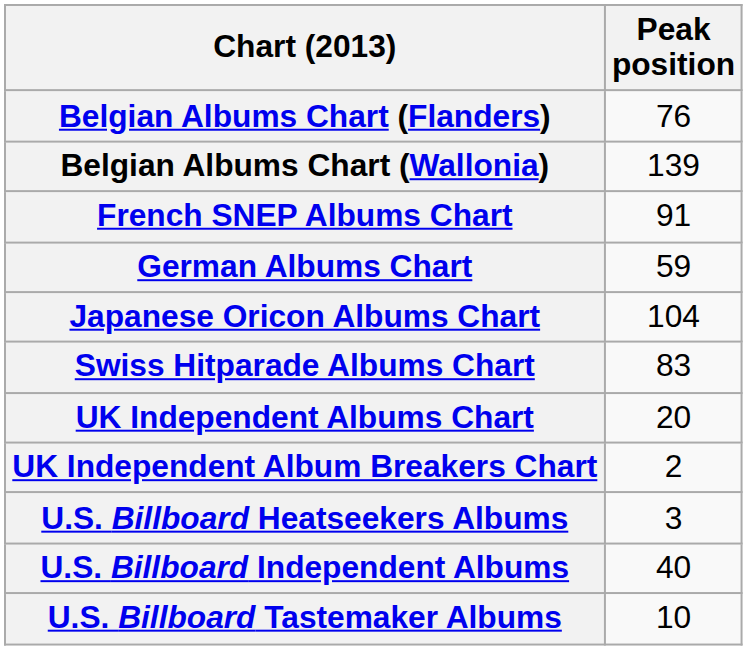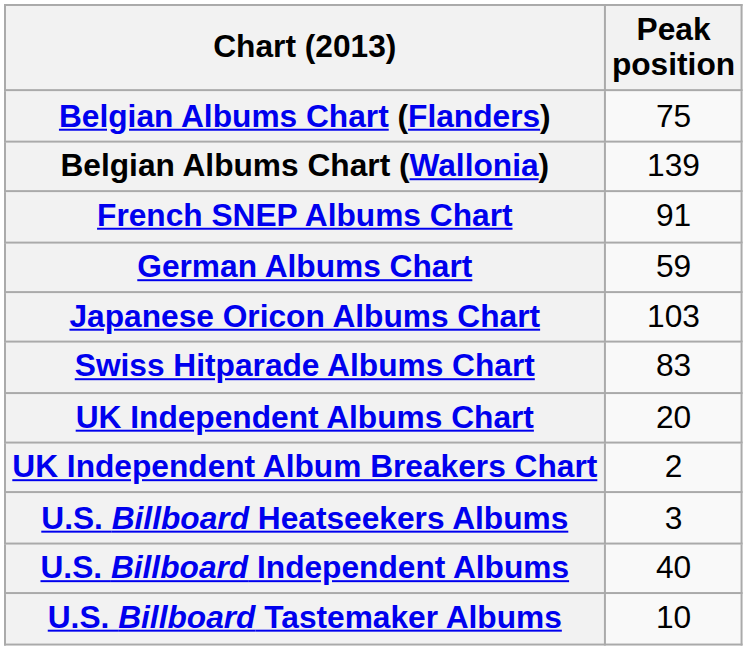(674, 115) 76 -> (674, 115) 75
(674, 316) 104 -> (674, 316) 103
